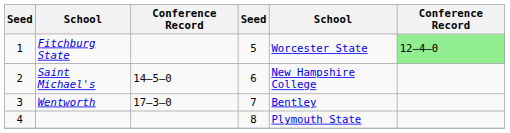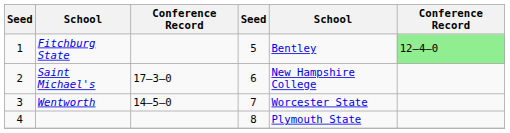(320, 49) Worcester State -> (294, 49) Bentley
(153, 79) 14–5–0 -> (153, 79) 17–3–0
(153, 102) 17–3–0 -> (153, 102) 14–5–0
(294, 102) Bentley -> (320, 102) Worcester State
